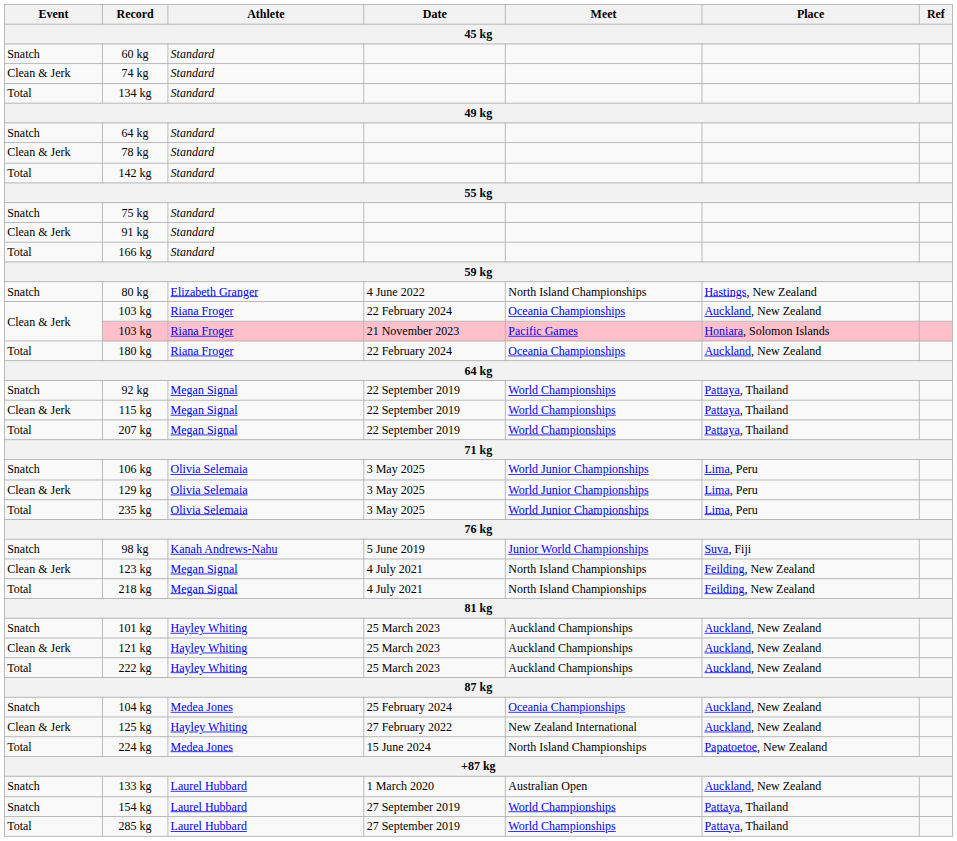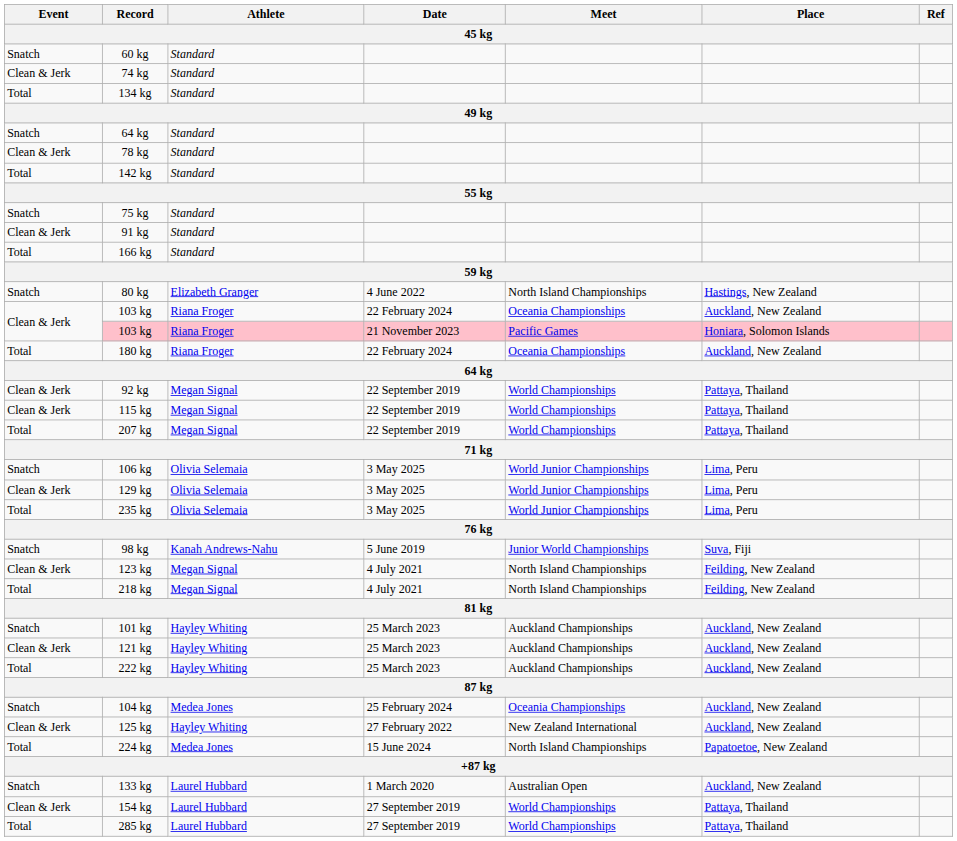(24, 390) Snatch -> (39, 390) Clean & Jerk
(24, 806) Snatch -> (39, 806) Clean & Jerk
